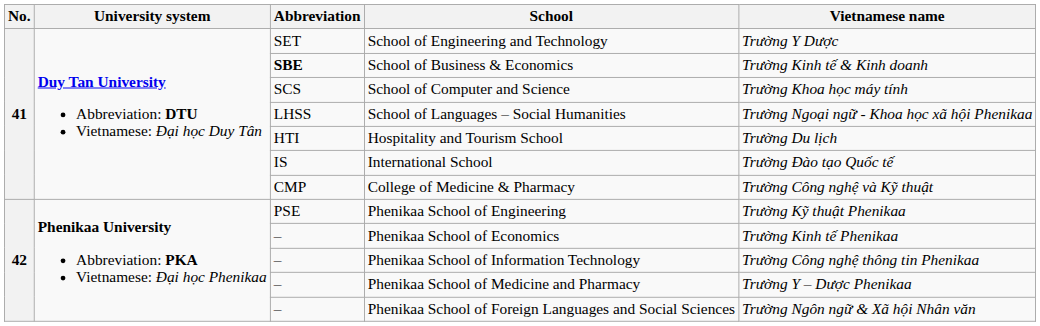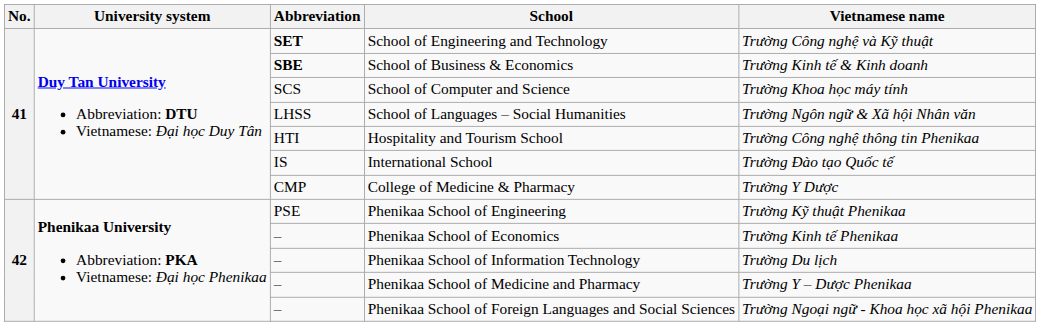(287, 41) normal -> (288, 41) bold
(790, 41) Trường Y Dược -> (838, 41) Trường Công nghệ và Kỹ thuật
(887, 114) Trường Ngoại ngữ - Khoa học xã hội Phenikaa -> (859, 114) Trường Ngôn ngữ & Xã hội Nhân văn
(790, 138) Trường Du lịch -> (861, 138) Trường Công nghệ thông tin Phenikaa
(838, 187) Trường Công nghệ và Kỹ thuật -> (790, 187) Trường Y Dược
(861, 260) Trường Công nghệ thông tin Phenikaa -> (790, 260) Trường Du lịch
(859, 308) Trường Ngôn ngữ & Xã hội Nhân văn -> (887, 308) Trường Ngoại ngữ - Khoa học xã hội Phenikaa
